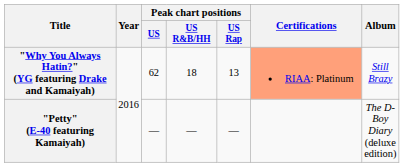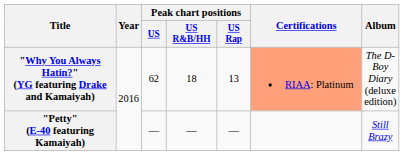(380, 73) Still Brazy -> (380, 79) The D-Boy Diary (deluxe edition)
(380, 130) The D-Boy Diary (deluxe edition) -> (380, 130) Still Brazy
